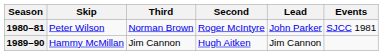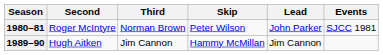columns swapped: (86, 12) <-> (231, 12)
